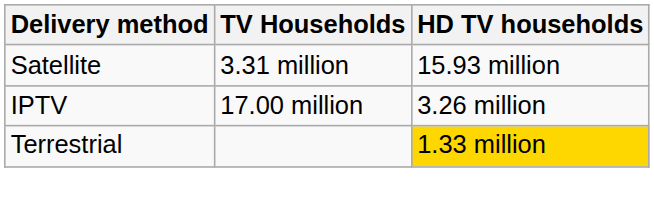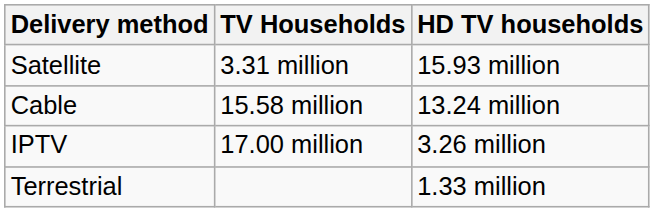+ row: (44, 105)
(482, 145) gold background -> (482, 186) no background
